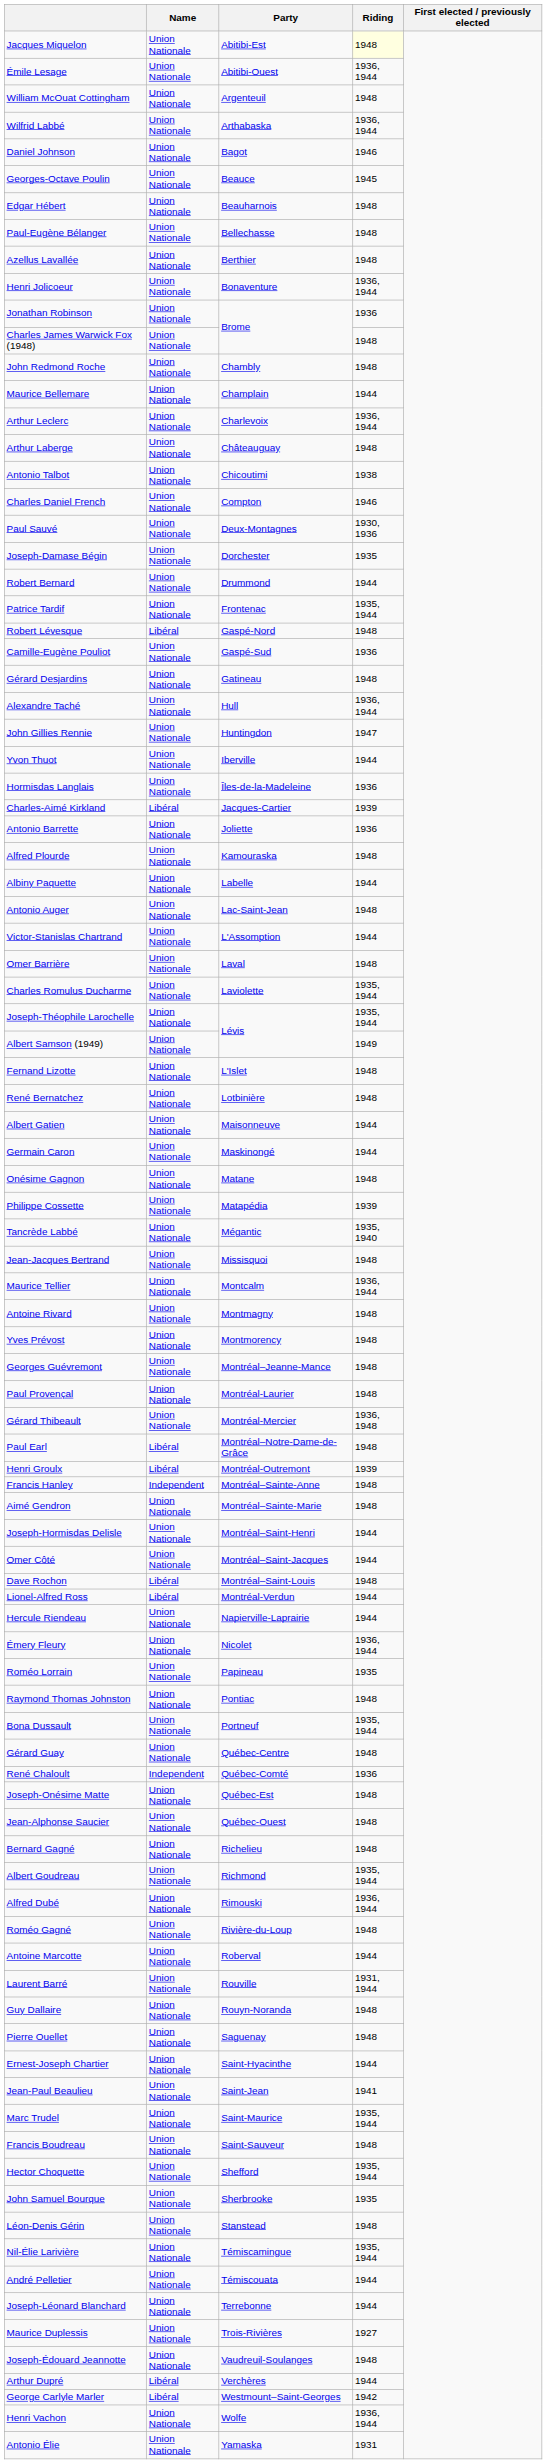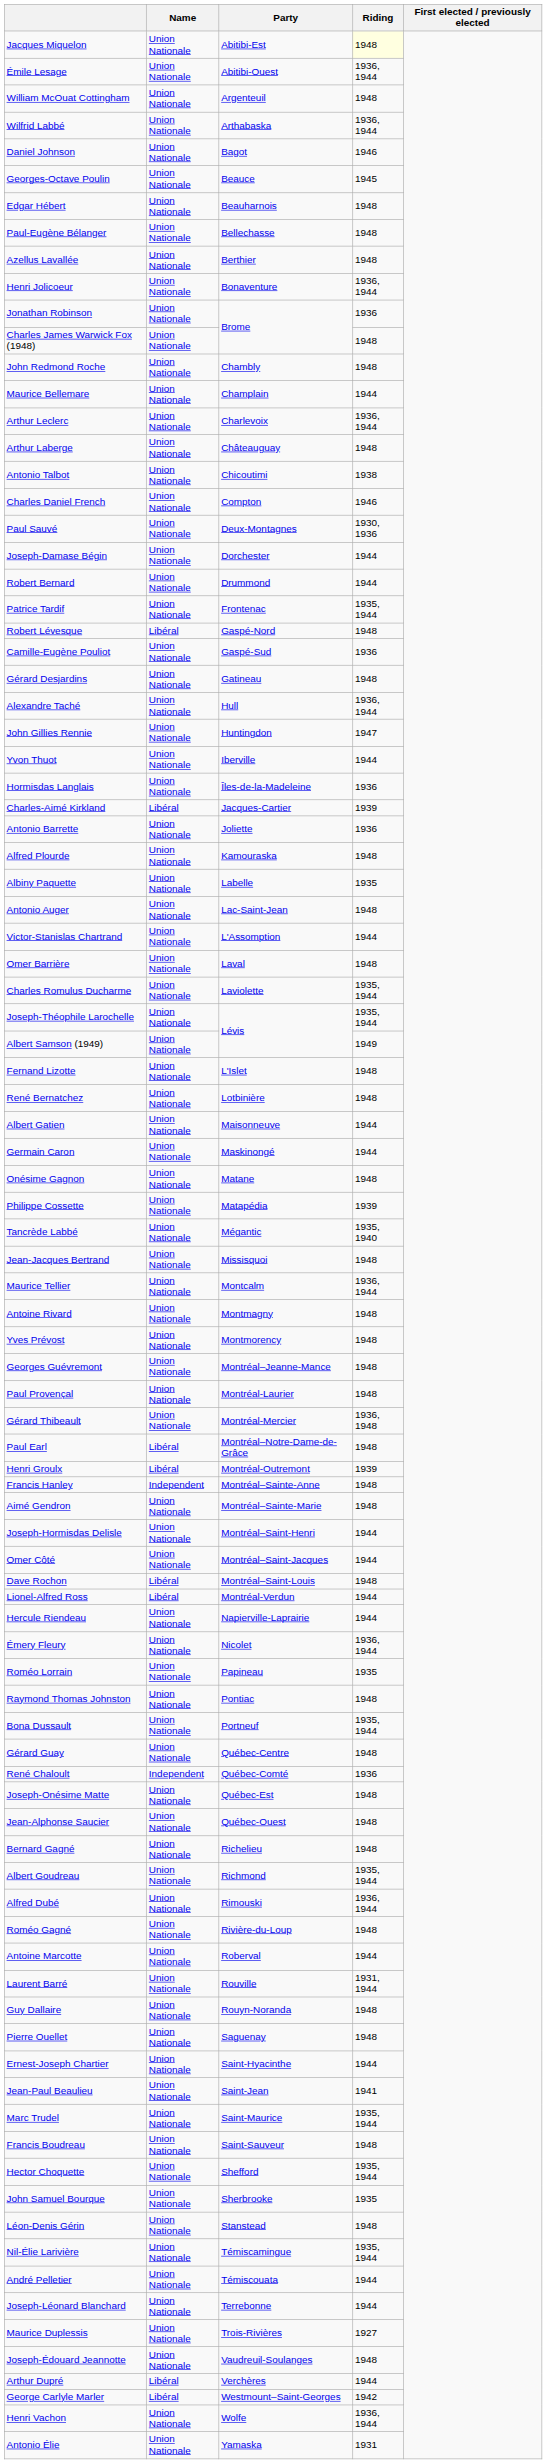(366, 555) 1935 -> (366, 555) 1944
(366, 883) 1944 -> (366, 883) 1935
